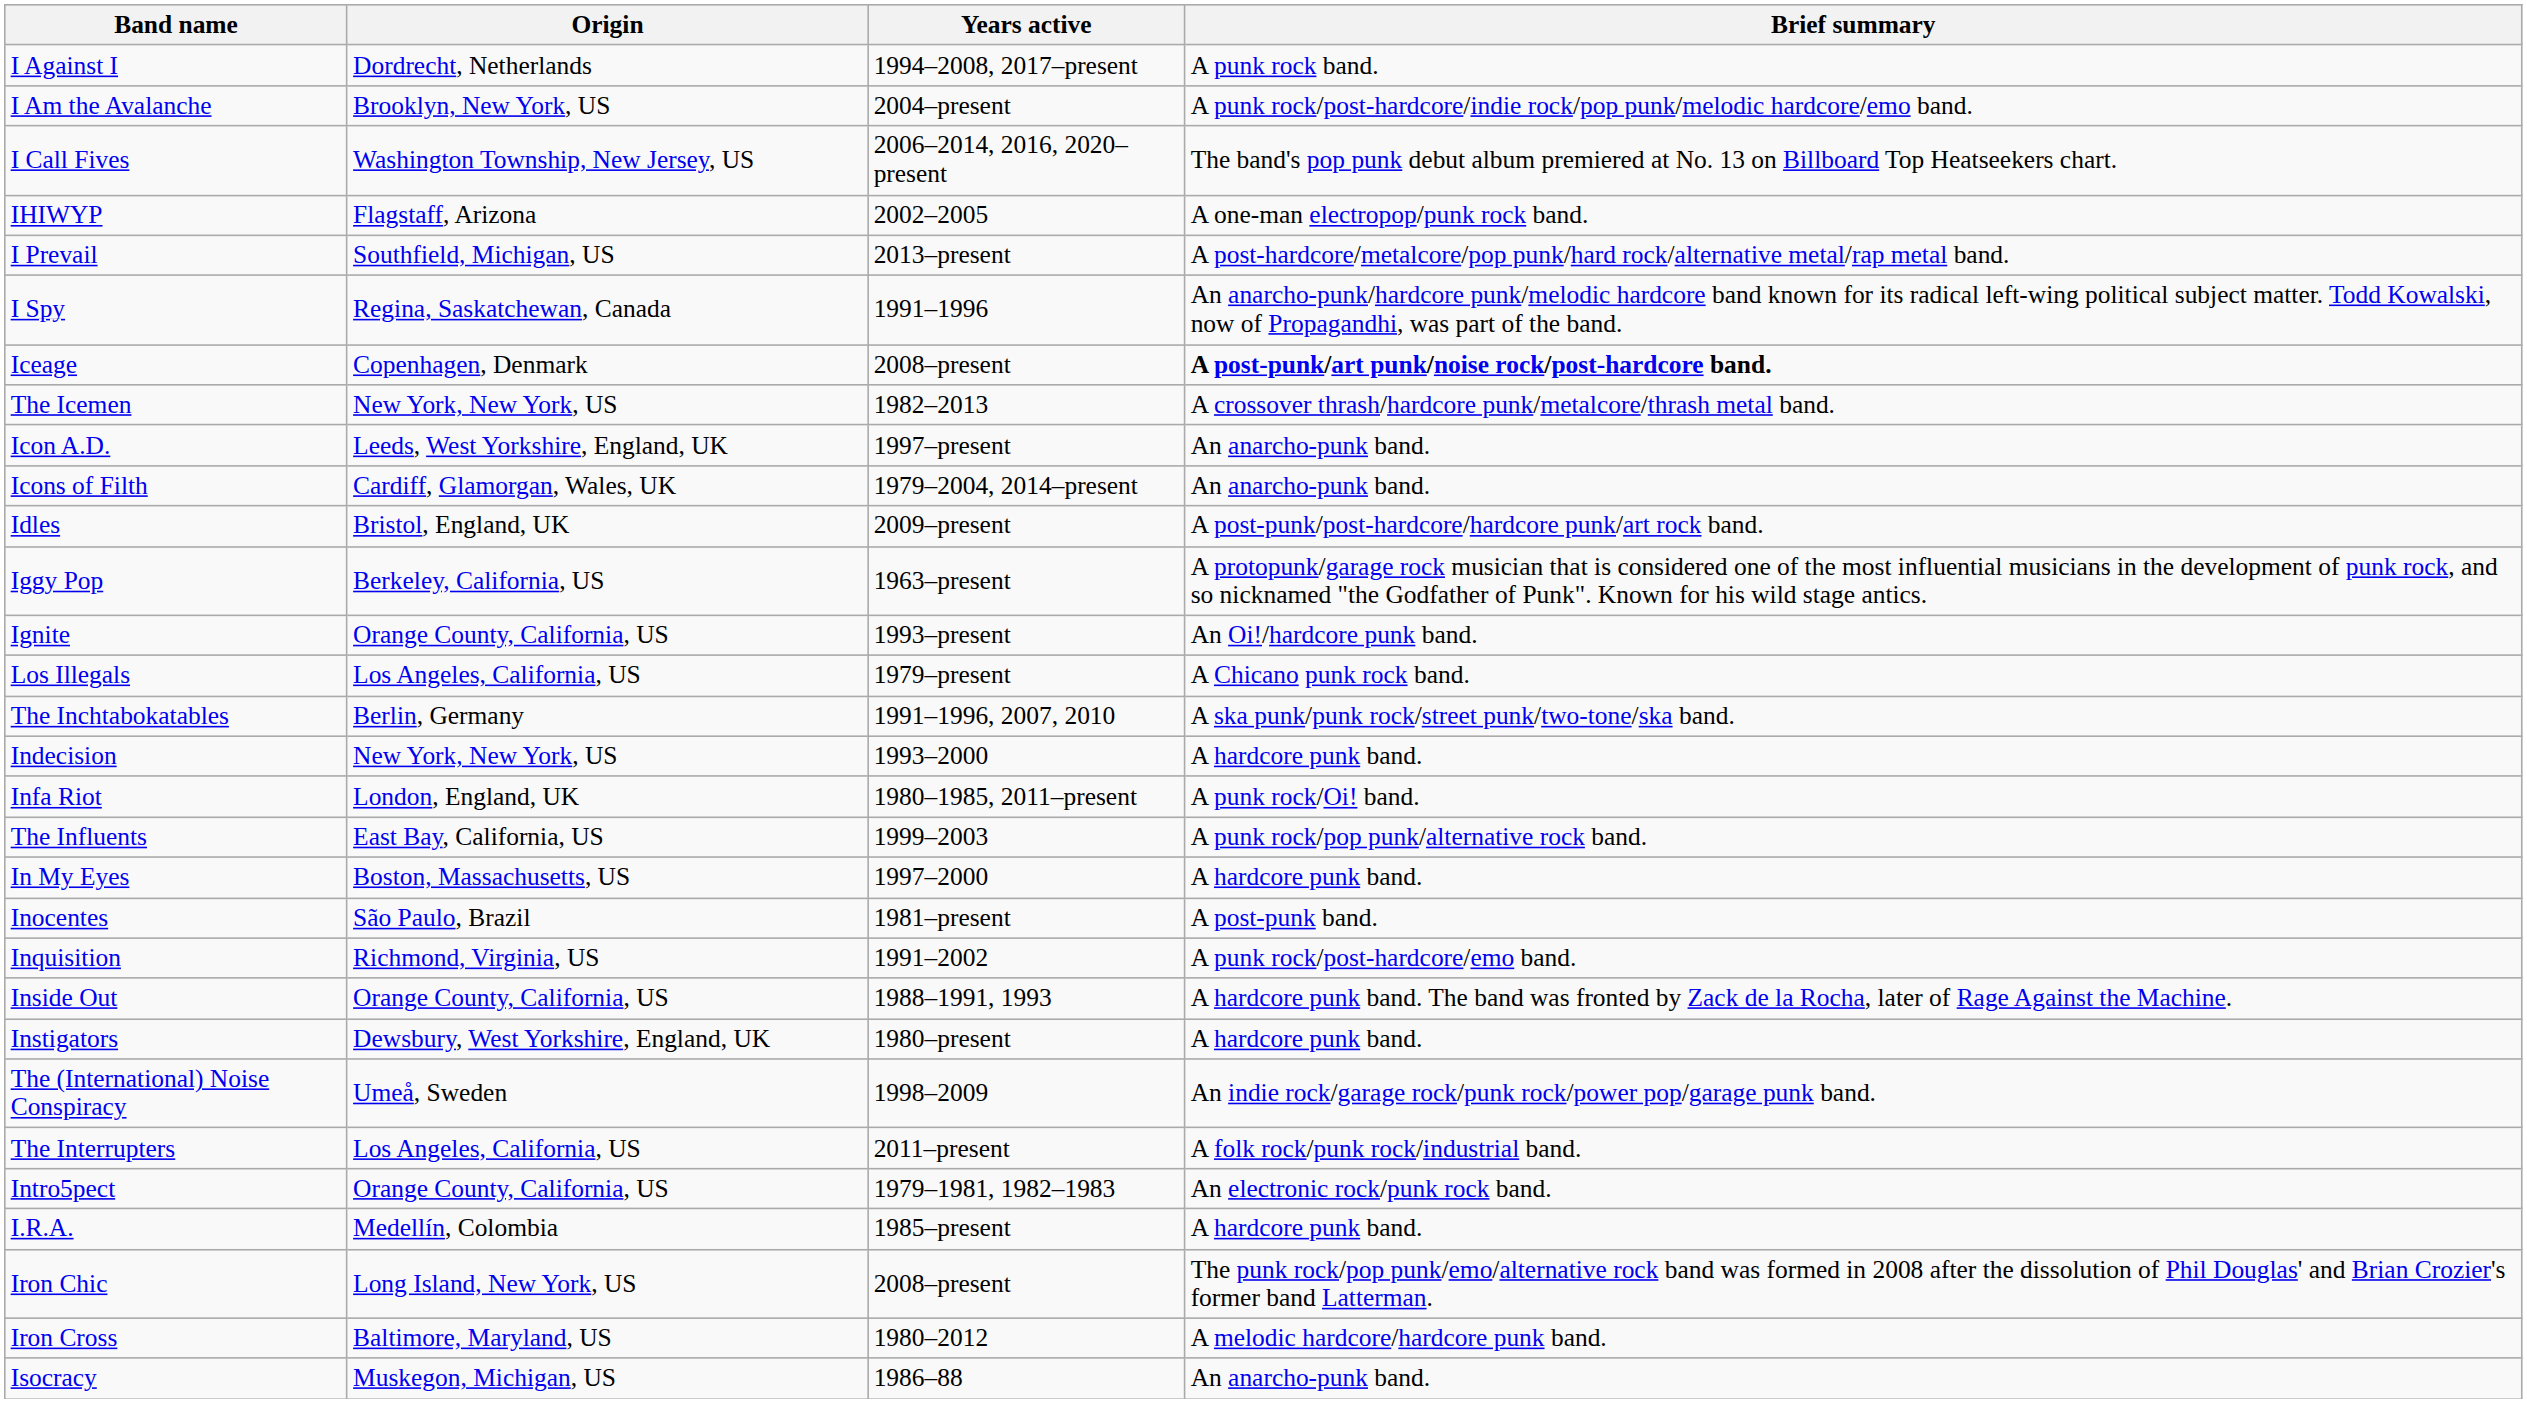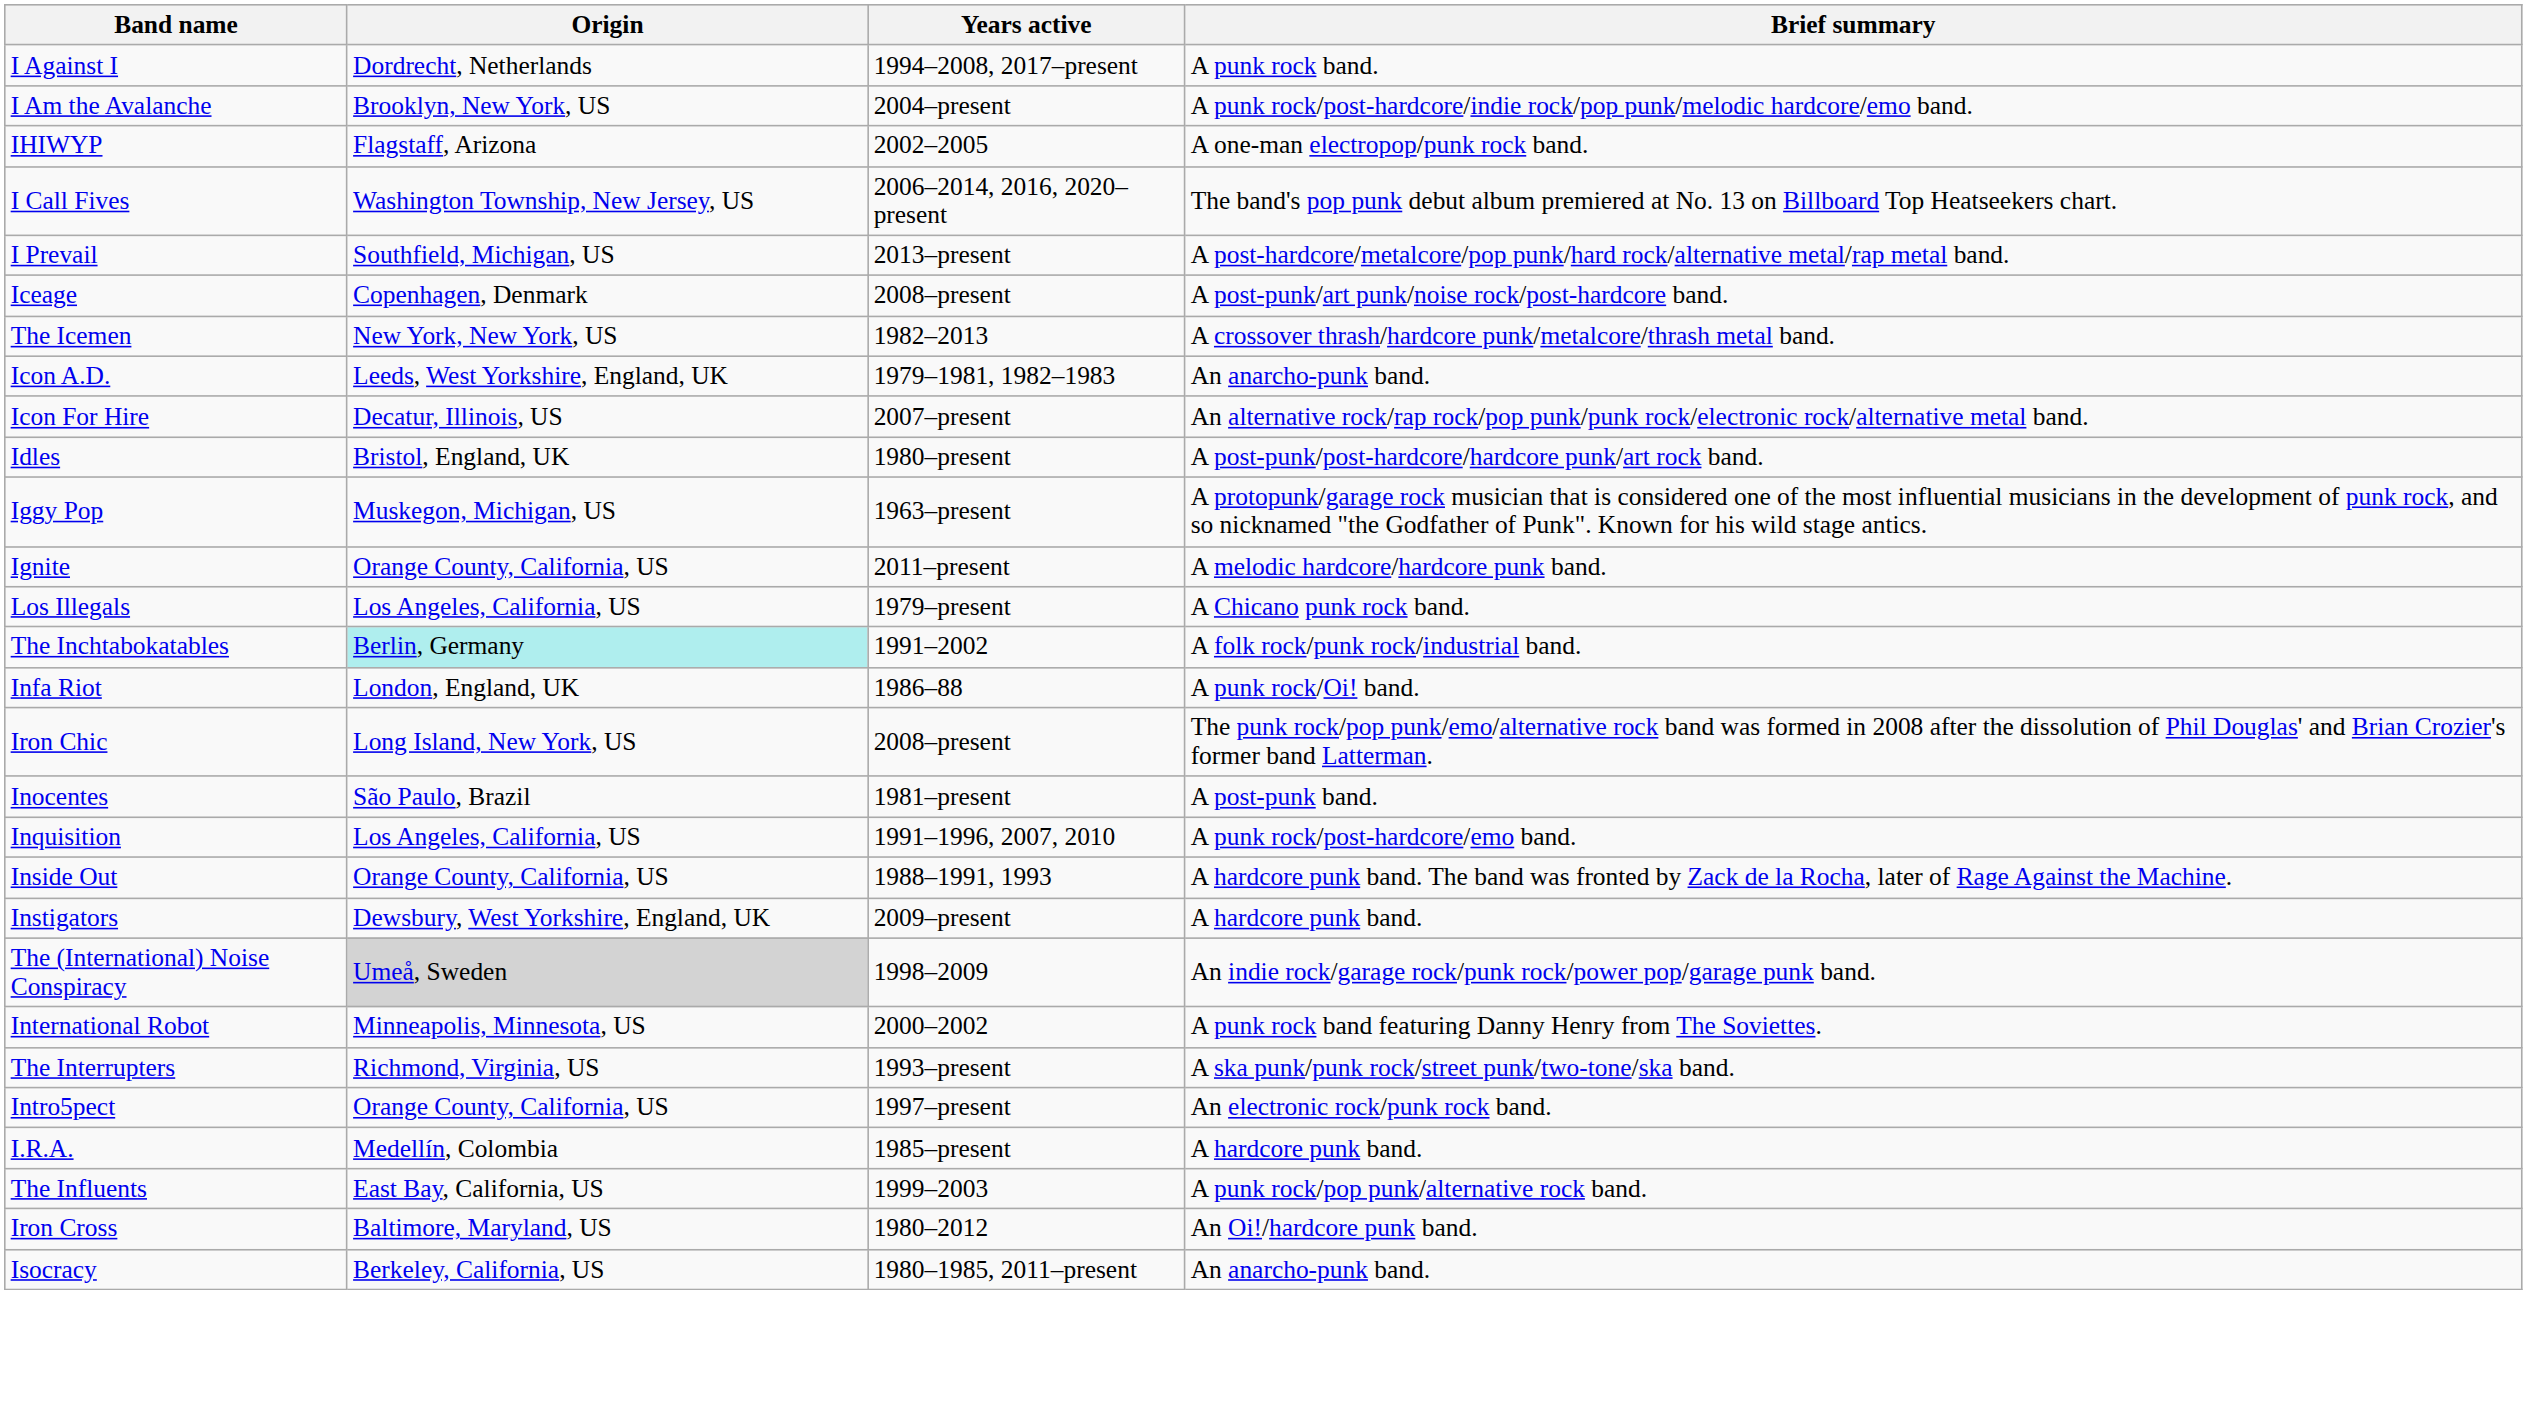rows swapped: (70, 160) <-> (57, 214)
- row: (38, 309)
(1481, 364) bold -> (1459, 295) normal
(942, 445) 1997–present -> (994, 376) 1979–1981, 1982–1983
+ row: (80, 416)
- row: (79, 485)
(942, 525) 2009–present -> (942, 456) 1980–present
(479, 580) Berkeley, California, US -> (485, 511) Muskegon, Michigan, US
(942, 635) 1993–present -> (942, 566) 2011–present
(1334, 635) An Oi!/hardcore punk band. -> (1399, 566) A melodic hardcore/hardcore punk band.
(439, 715) no background -> (439, 646) paleturquoise background
(994, 715) 1991–1996, 2007, 2010 -> (931, 646) 1991–2002
(1463, 715) A ska punk/punk rock/street punk/two-tone/ska band. -> (1386, 646) A folk rock/punk rock/industrial band.
- row: (64, 756)
(1005, 796) 1980–1985, 2011–present -> (918, 687) 1986–88
rows swapped: (79, 836) <-> (59, 1283)
- row: (70, 877)
(476, 957) Richmond, Virginia, US -> (497, 836) Los Angeles, California, US
(931, 957) 1991–2002 -> (994, 836) 1991–1996, 2007, 2010
(942, 1038) 1980–present -> (942, 917) 2009–present
(430, 1093) no background -> (430, 972) lightgrey background
+ row: (110, 1026)
(497, 1147) Los Angeles, California, US -> (476, 1067) Richmond, Virginia, US
(942, 1147) 2011–present -> (942, 1067) 1993–present
(1386, 1147) A folk rock/punk rock/industrial band. -> (1463, 1067) A ska punk/punk rock/street punk/two-tone/ska band.
(994, 1188) 1979–1981, 1982–1983 -> (942, 1107) 1997–present
(1399, 1337) A melodic hardcore/hardcore punk band. -> (1334, 1228) An Oi!/hardcore punk band.
(485, 1378) Muskegon, Michigan, US -> (479, 1268) Berkeley, California, US
(918, 1378) 1986–88 -> (1005, 1268) 1980–1985, 2011–present
